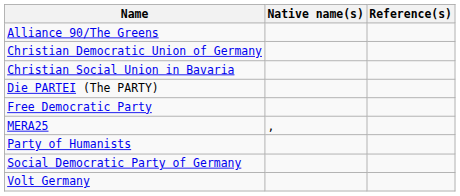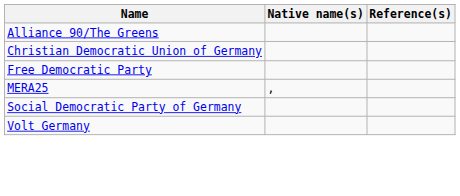- row: (121, 70)
- row: (83, 88)
- row: (69, 144)
